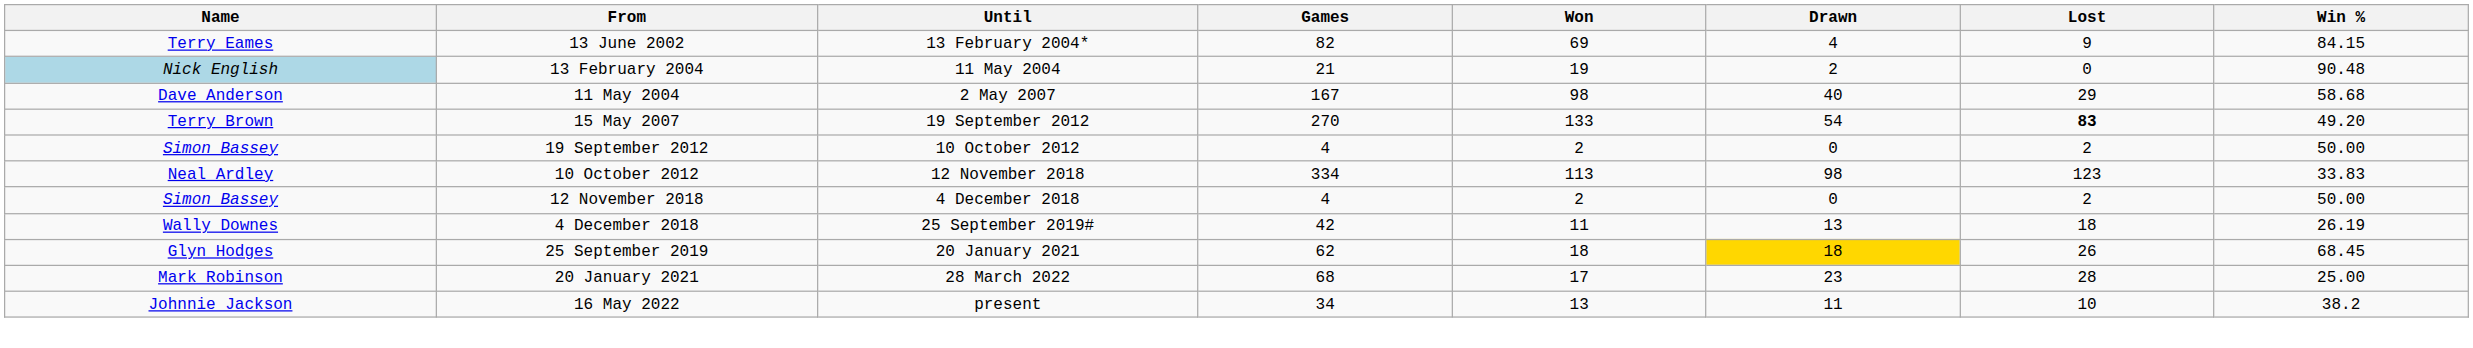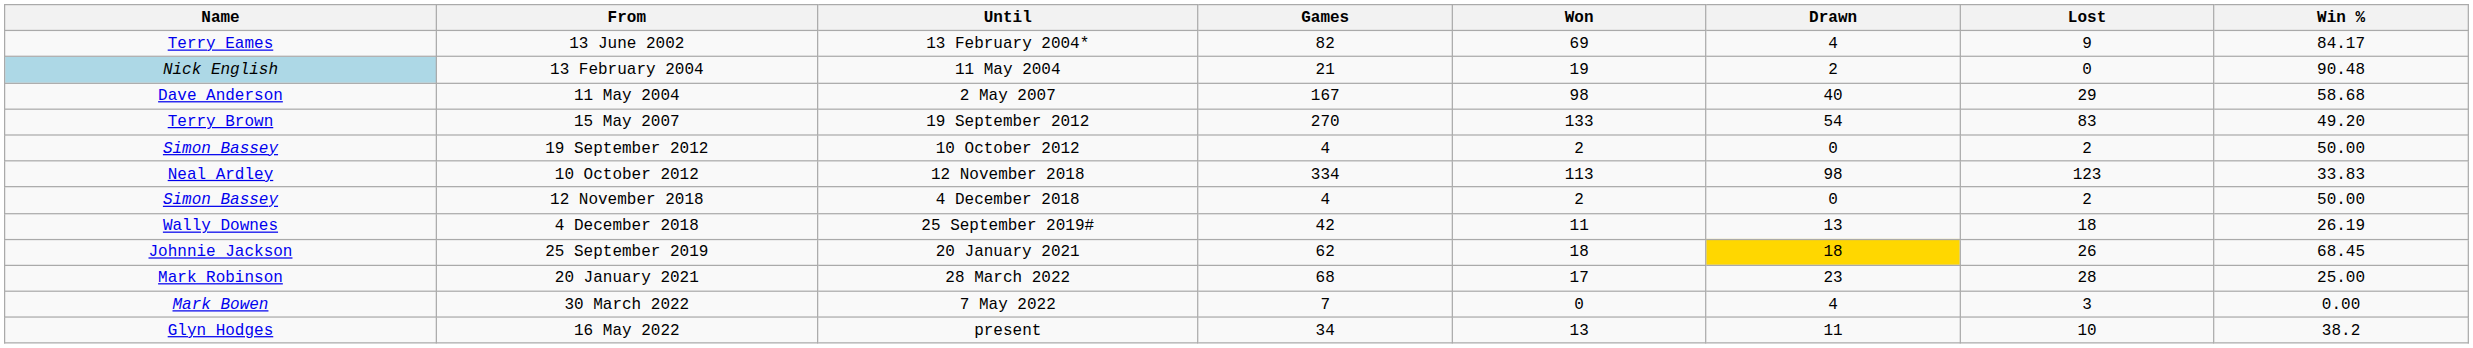(2341, 44) 84.15 -> (2341, 44) 84.17
(2087, 122) bold -> (2087, 122) normal
(220, 252) Glyn Hodges -> (220, 252) Johnnie Jackson
+ row: (627, 304)
(220, 304) Johnnie Jackson -> (220, 330) Glyn Hodges
